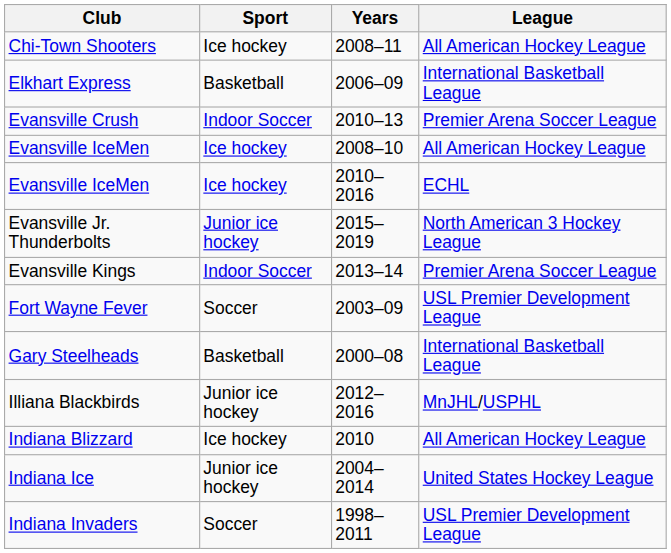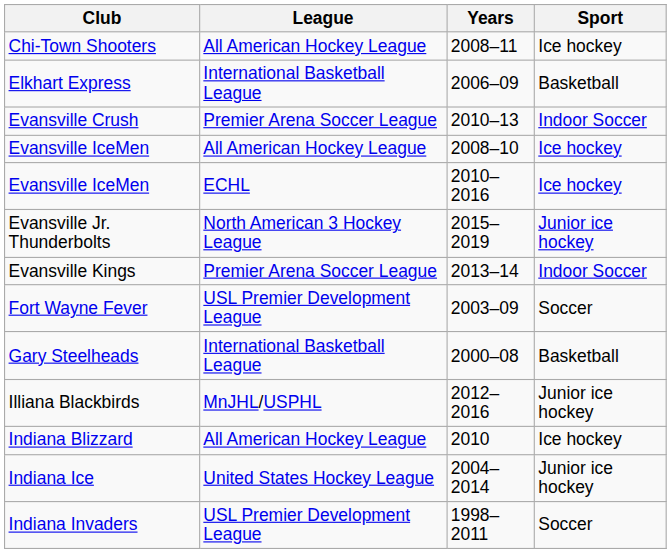columns swapped: (265, 18) <-> (542, 18)
